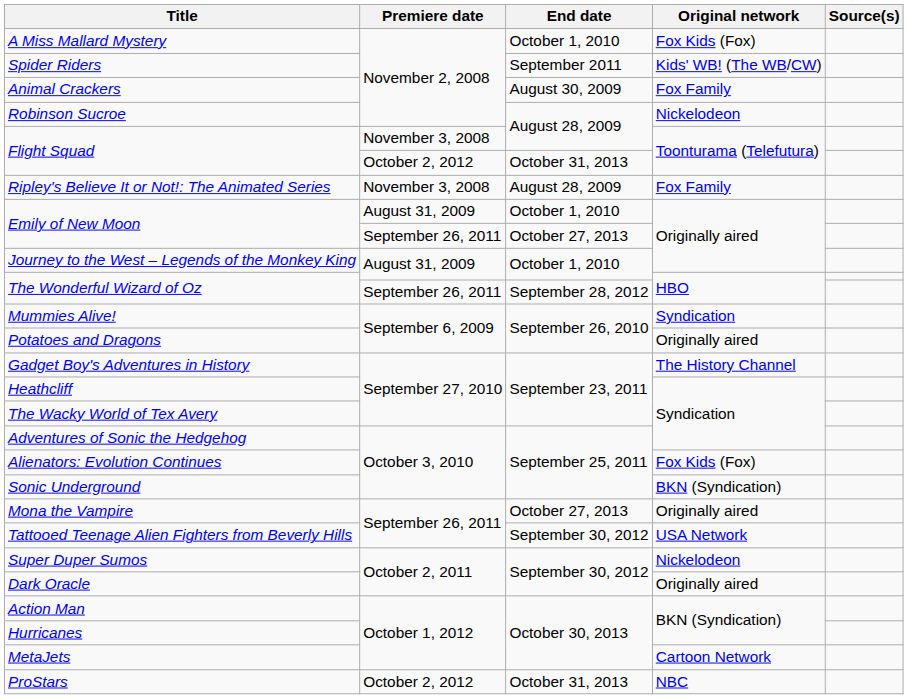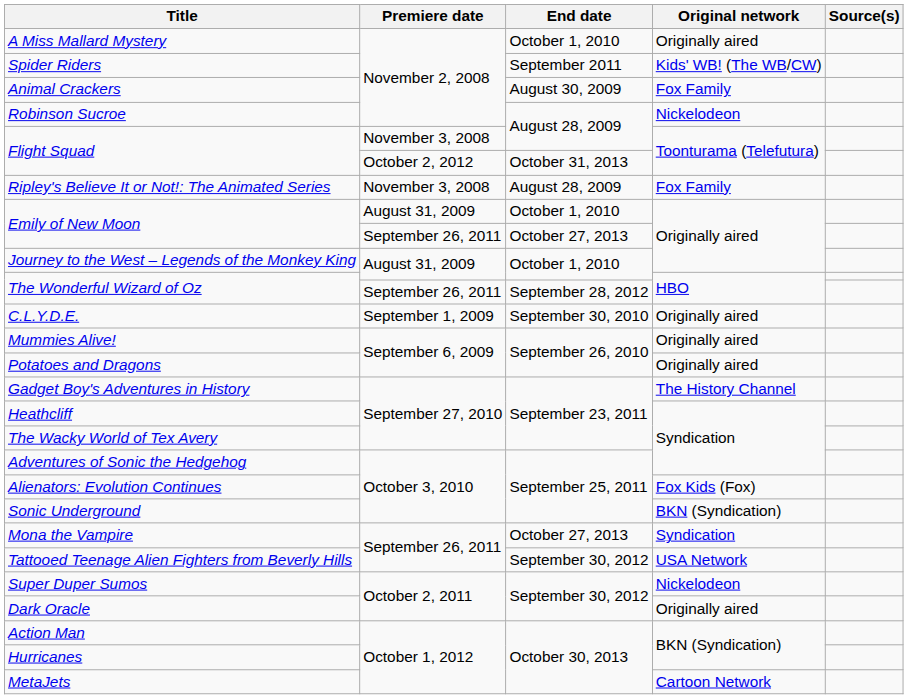(706, 41) Fox Kids (Fox) -> (707, 41) Originally aired
+ row: (44, 316)
(695, 316) Syndication -> (707, 340) Originally aired
(707, 510) Originally aired -> (695, 535) Syndication
- row: (38, 681)
